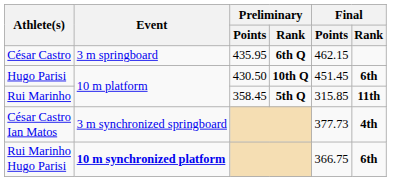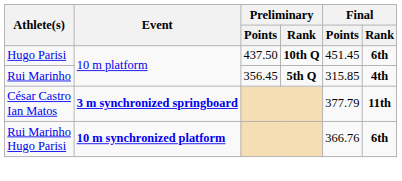- row: (39, 55)
(250, 76) 430.50 -> (261, 55) 437.50
(250, 96) 358.45 -> (261, 76) 356.45
(369, 96) 11th -> (380, 76) 4th
(152, 124) normal -> (157, 104) bold
(332, 124) 377.73 -> (342, 104) 377.79
(369, 124) 4th -> (380, 104) 11th
(332, 159) 366.75 -> (342, 139) 366.76
